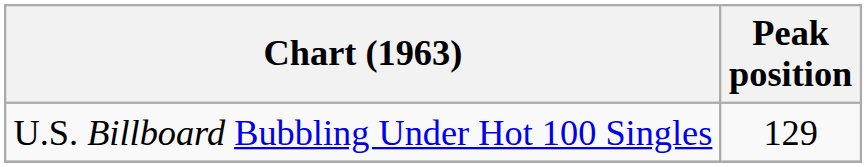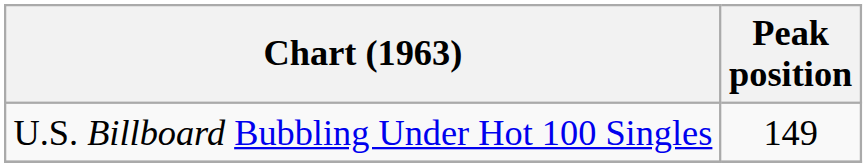(791, 131) 129 -> (791, 131) 149
